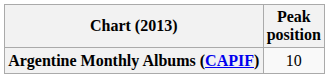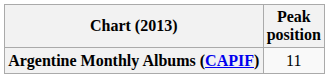(294, 60) 10 -> (294, 60) 11
